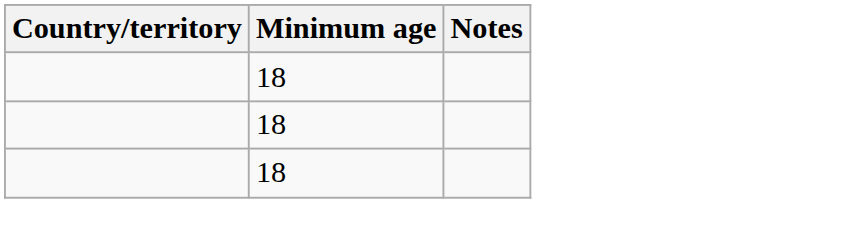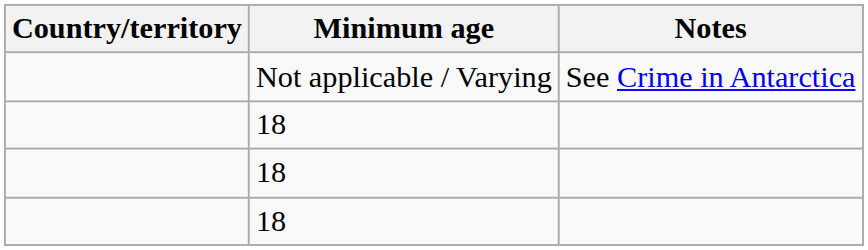+ row: (404, 76)
